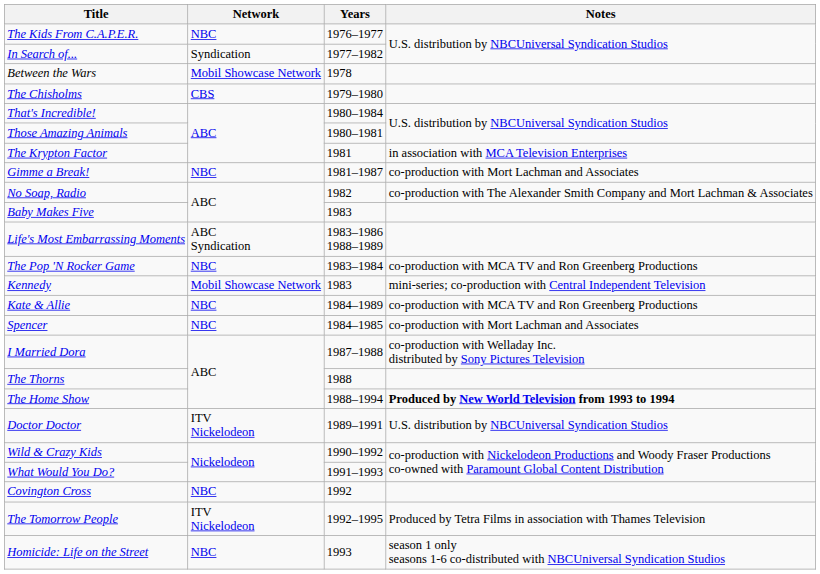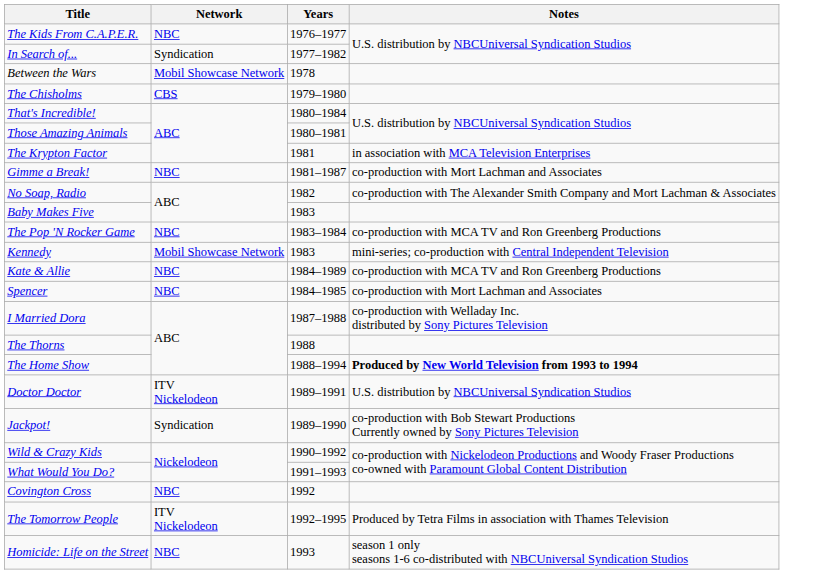- row: (96, 239)
+ row: (29, 425)
